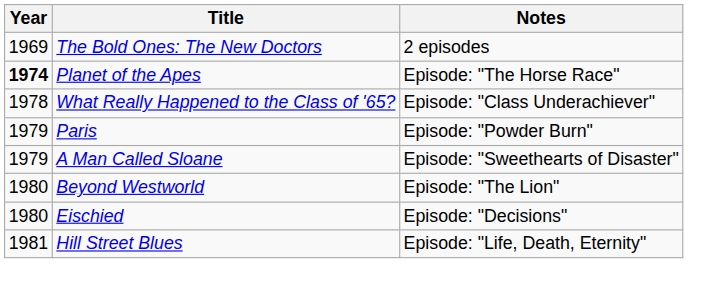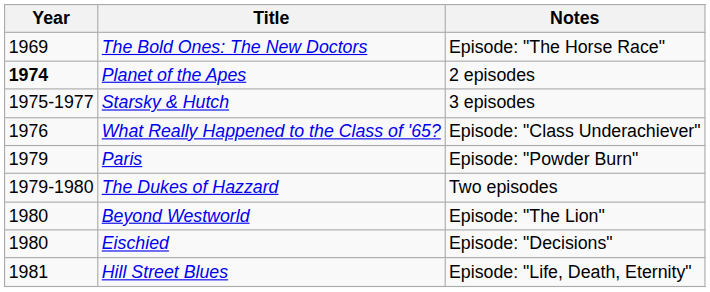(447, 46) 2 episodes -> (557, 46) Episode: "The Horse Race"
(512, 74) Episode: "The Horse Race" -> (492, 74) 2 episodes
+ row: (165, 103)
(28, 103) 1978 -> (28, 131) 1976
- row: (139, 159)
+ row: (190, 187)
